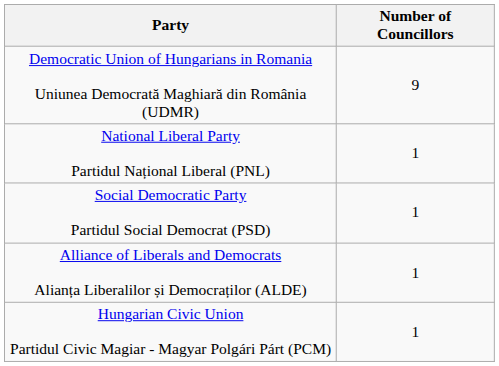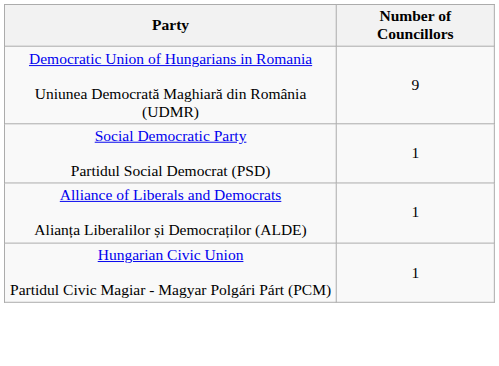- row: (171, 153)
